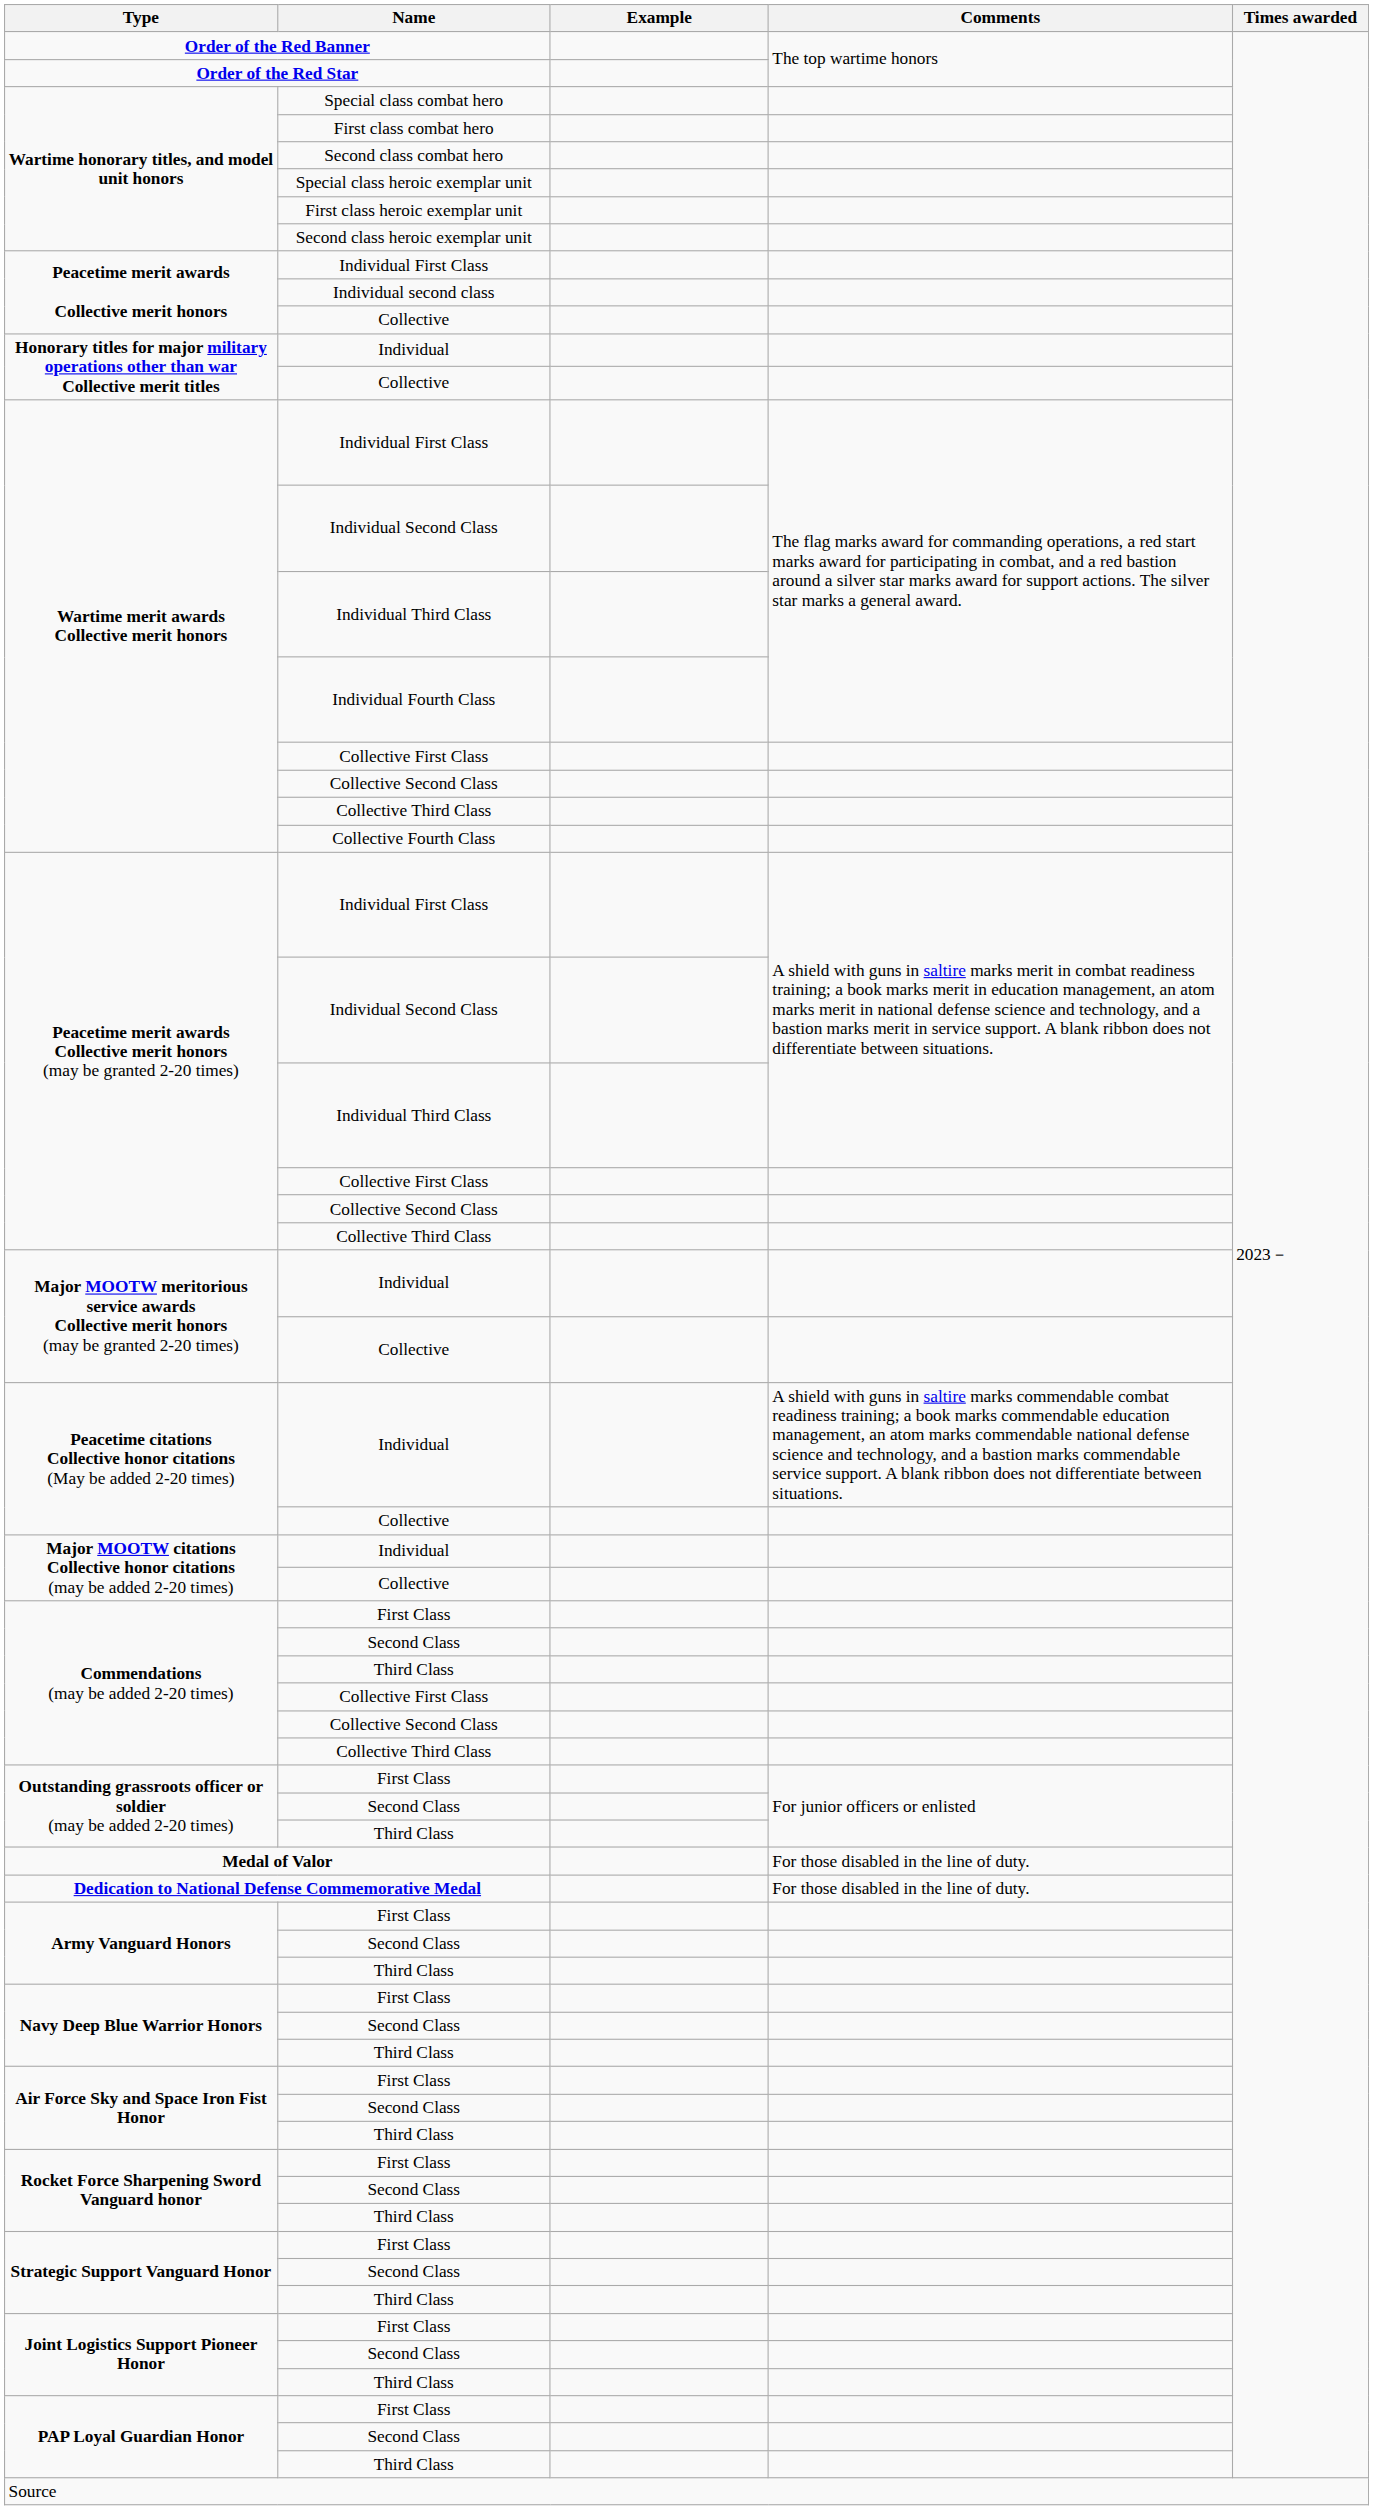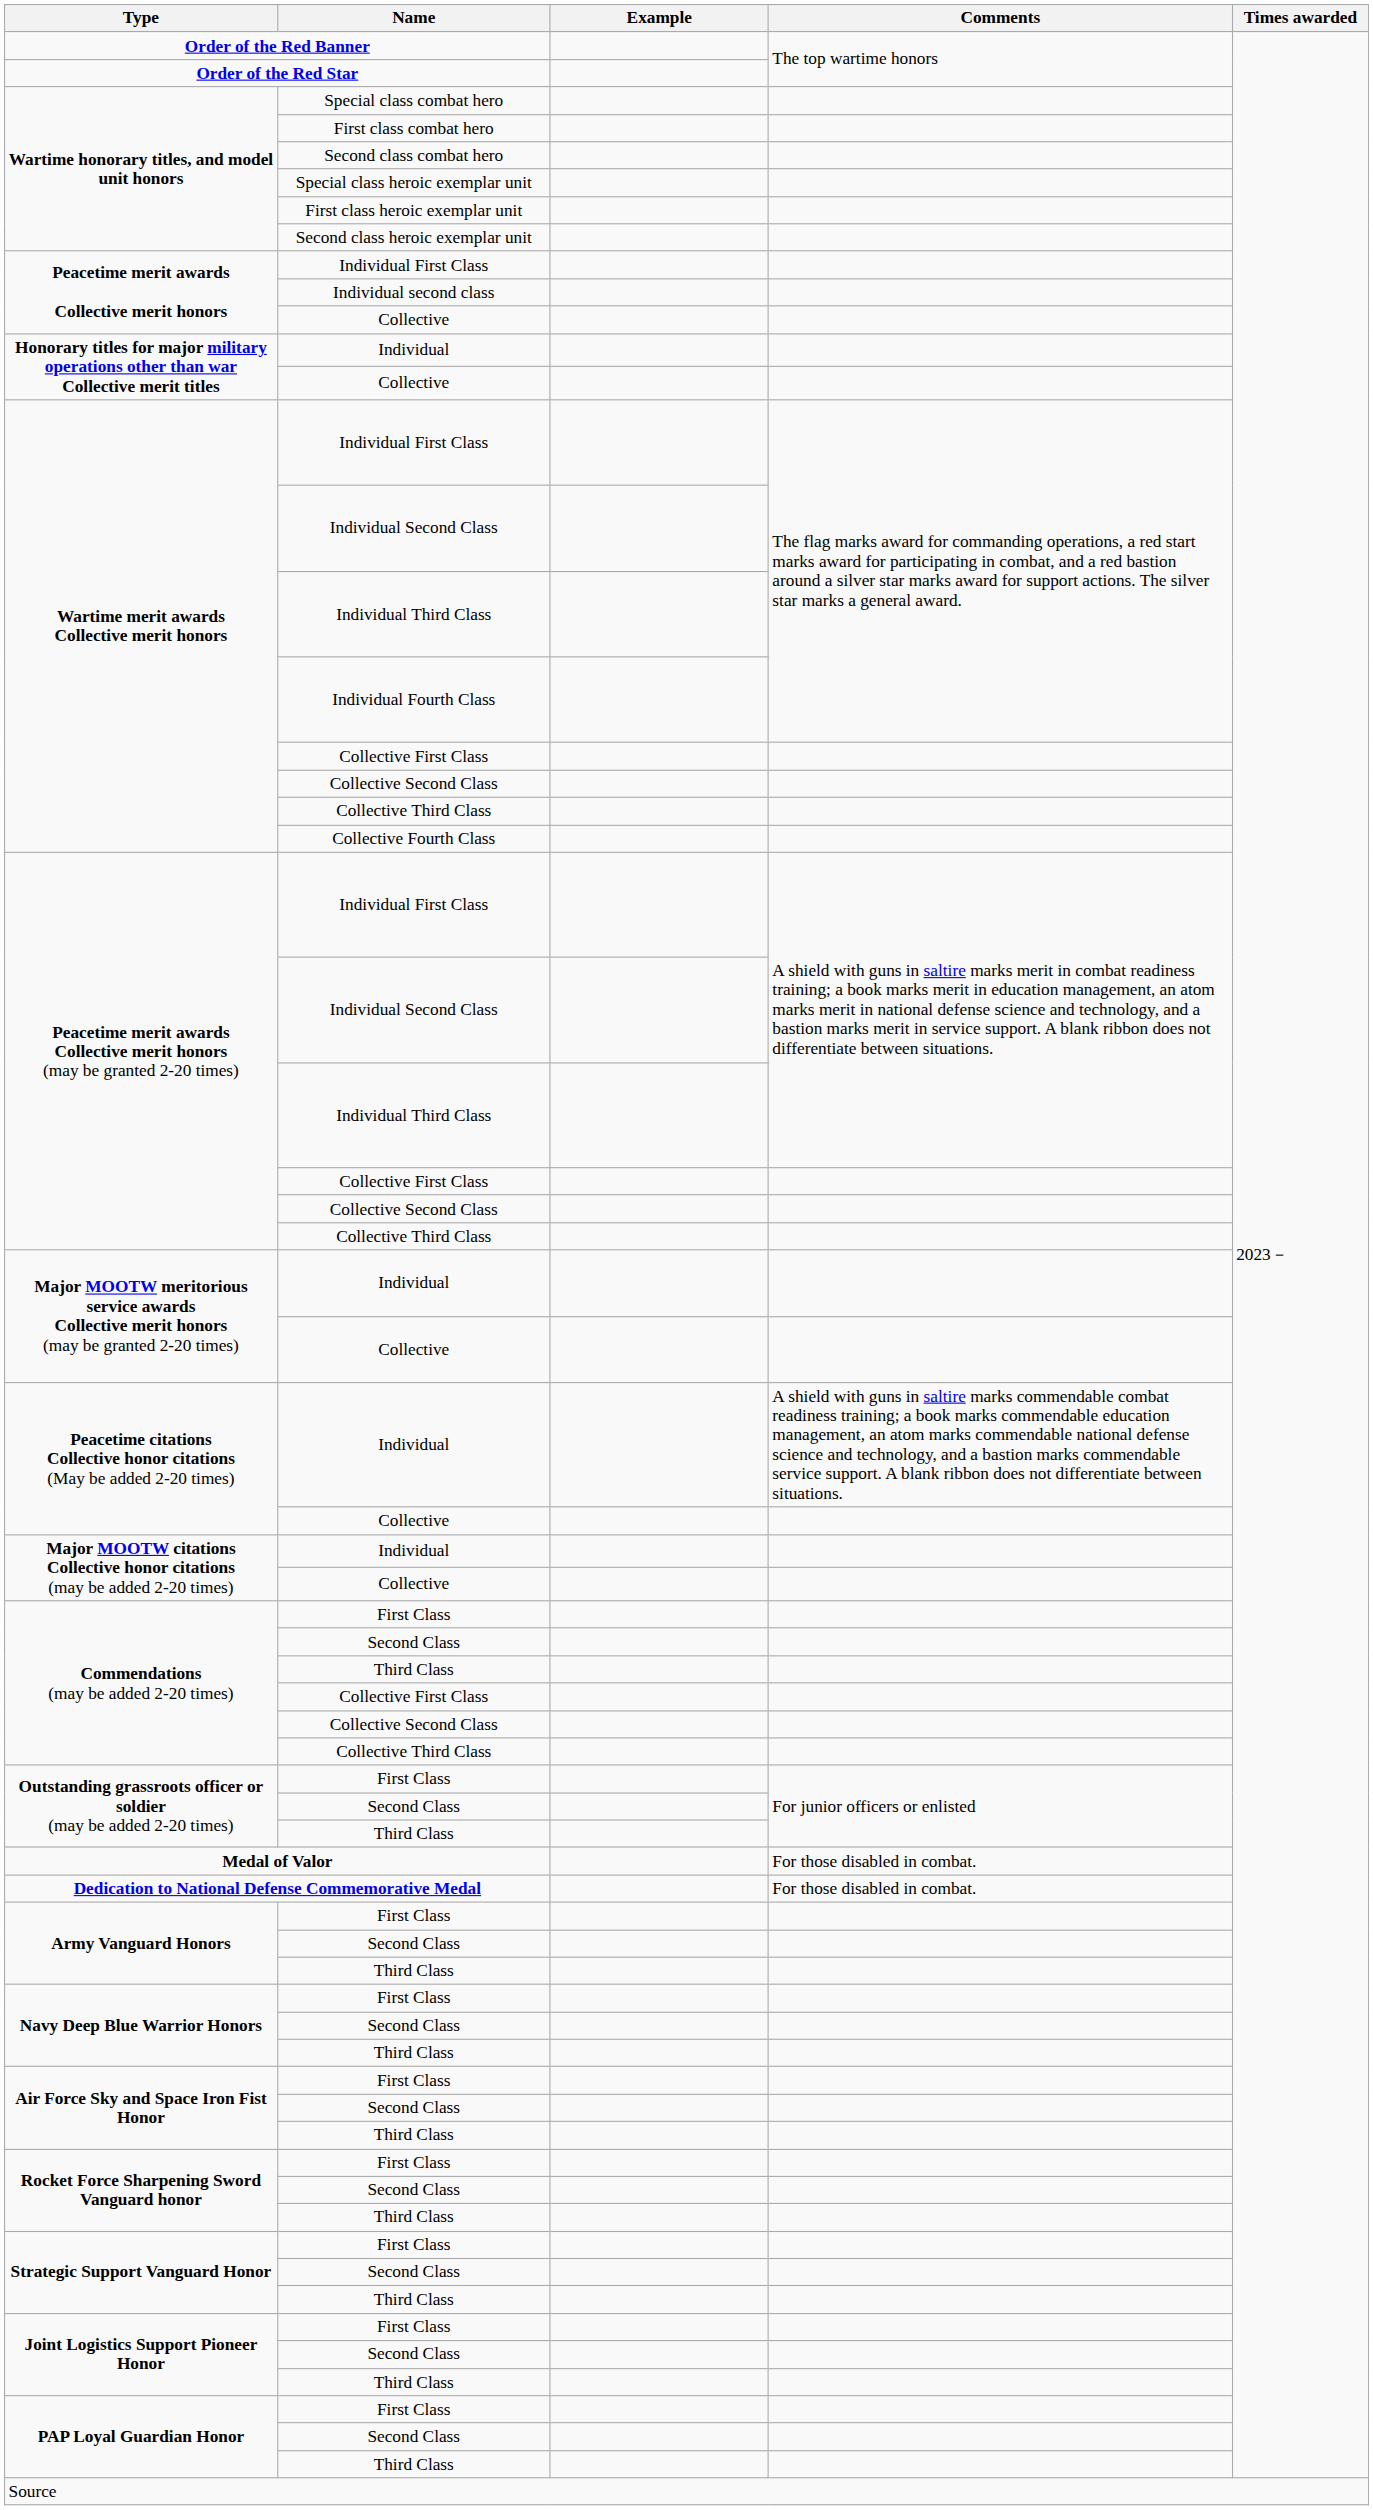(901, 1861) For those disabled in the line of duty. -> (874, 1861) For those disabled in combat.
(901, 1888) For those disabled in the line of duty. -> (874, 1888) For those disabled in combat.
